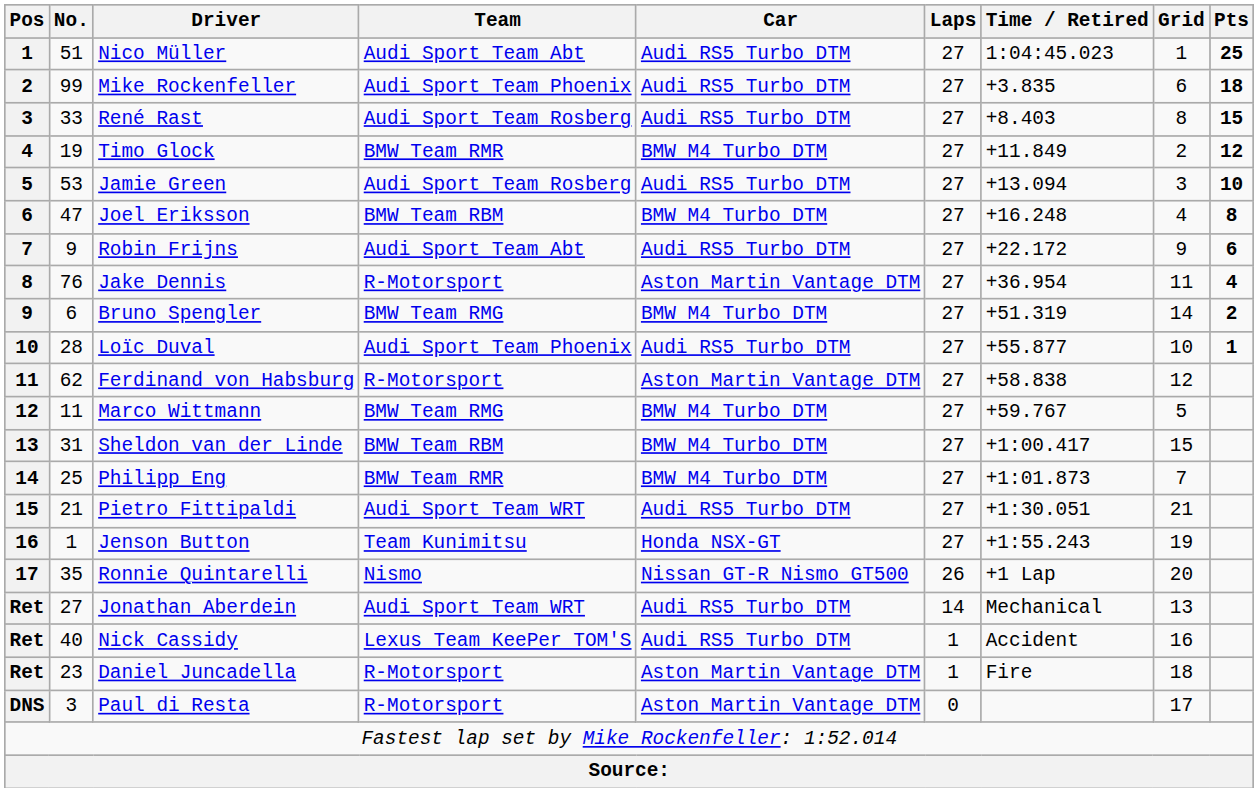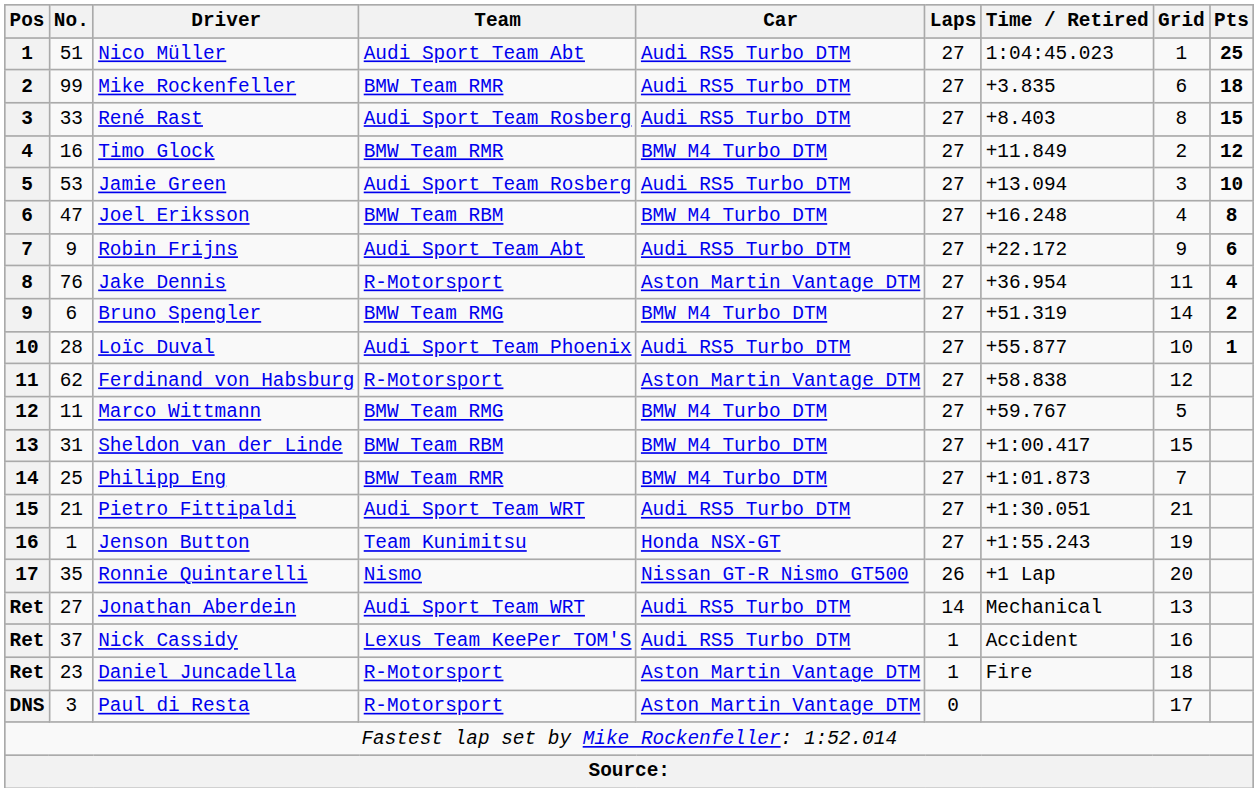(498, 86) Audi Sport Team Phoenix -> (434, 86) BMW Team RMR
(71, 151) 19 -> (71, 151) 16
(71, 641) 40 -> (71, 641) 37
